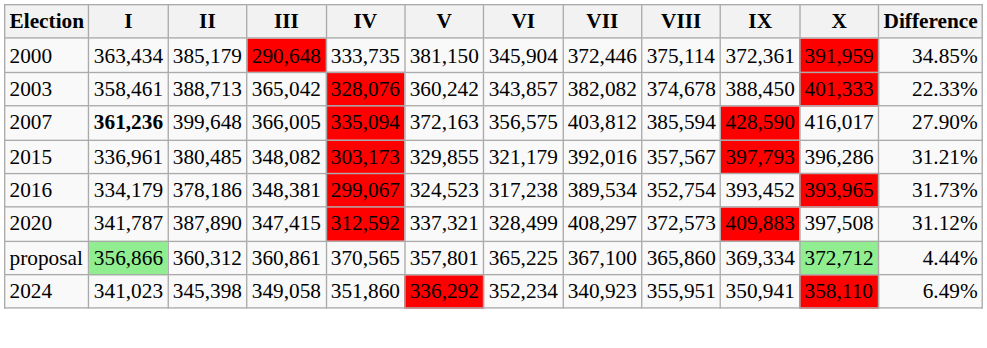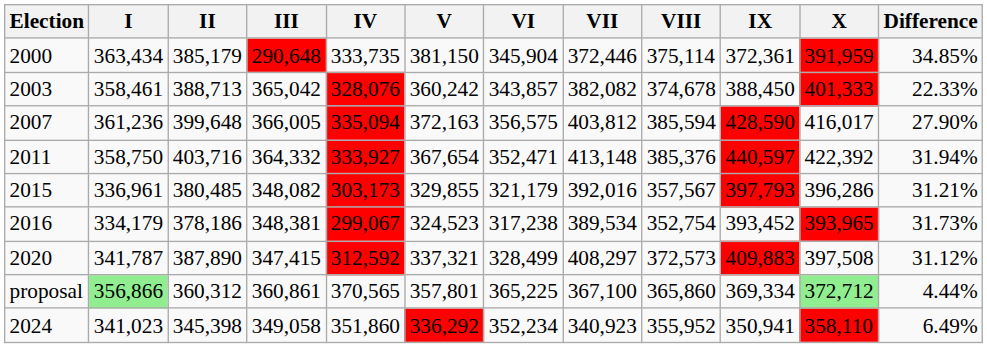(128, 122) bold -> (128, 122) normal
+ row: (30, 156)
(681, 291) 355,951 -> (681, 325) 355,952
